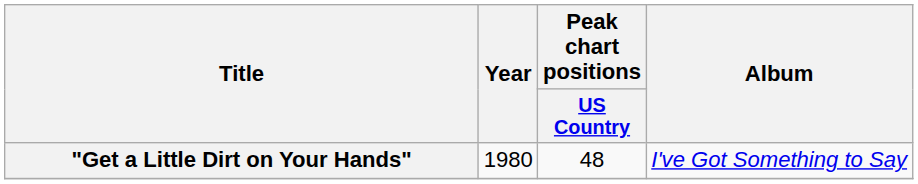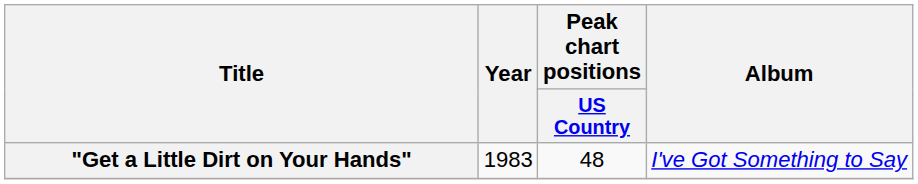(508, 160) 1980 -> (508, 160) 1983
